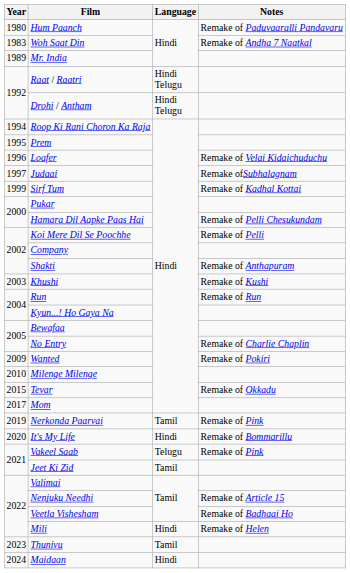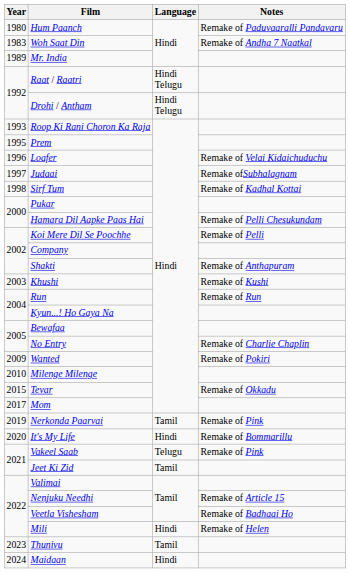(16, 127) 1994 -> (16, 127) 1993
(16, 188) 1999 -> (16, 188) 1998
